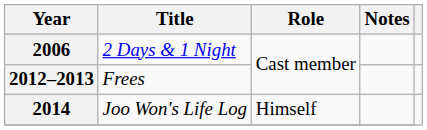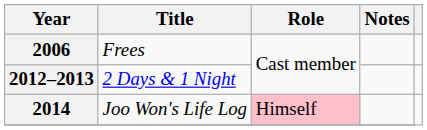(169, 49) 2 Days & 1 Night -> (124, 49) Frees
(124, 79) Frees -> (169, 79) 2 Days & 1 Night
(286, 109) no background -> (286, 109) pink background
